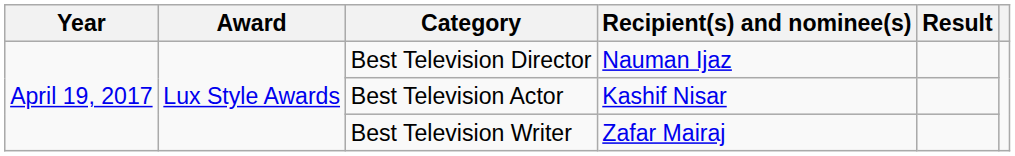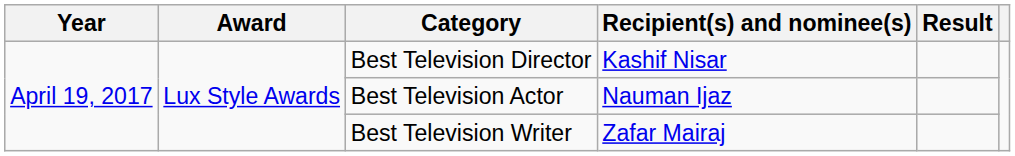(667, 60) Nauman Ijaz -> (665, 60) Kashif Nisar
(665, 96) Kashif Nisar -> (667, 96) Nauman Ijaz
